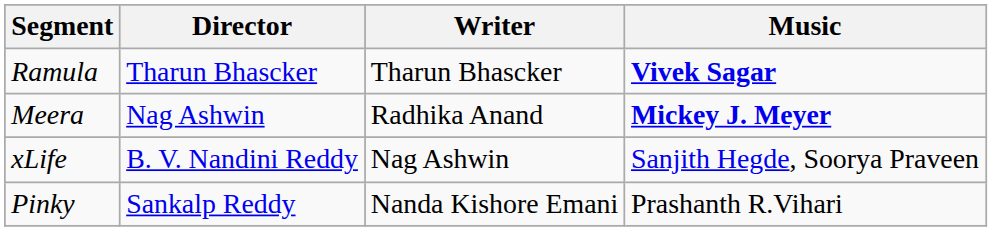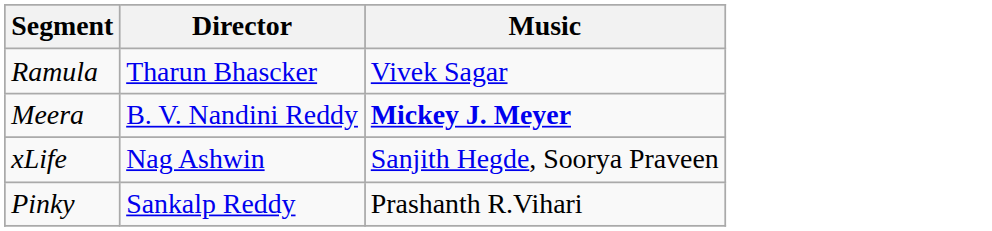- column: (494, 26)
(704, 70) bold -> (439, 70) normal
(195, 114) Nag Ashwin -> (242, 114) B. V. Nandini Reddy
(242, 159) B. V. Nandini Reddy -> (195, 159) Nag Ashwin
